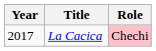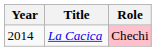(21, 35) 2017 -> (21, 35) 2014
